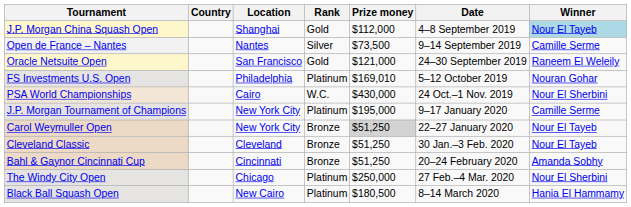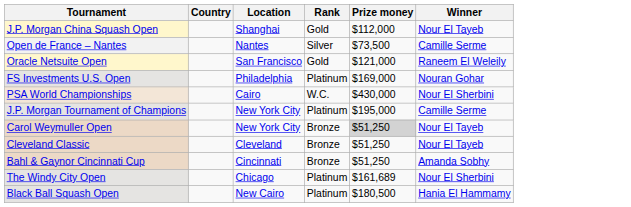- column: (473, 12)
(564, 29) lightblue background -> (451, 29) no background
(374, 78) $169,010 -> (374, 78) $169,000
(374, 177) $250,000 -> (374, 177) $161,689
